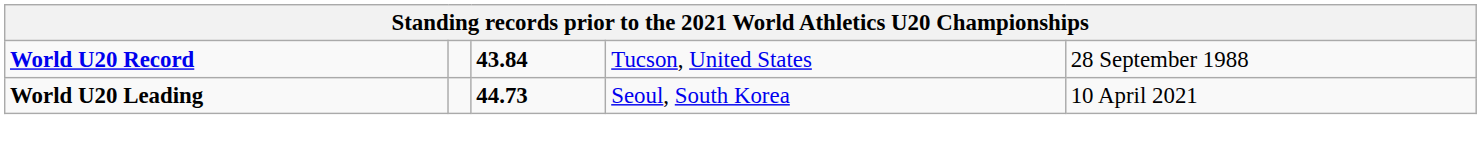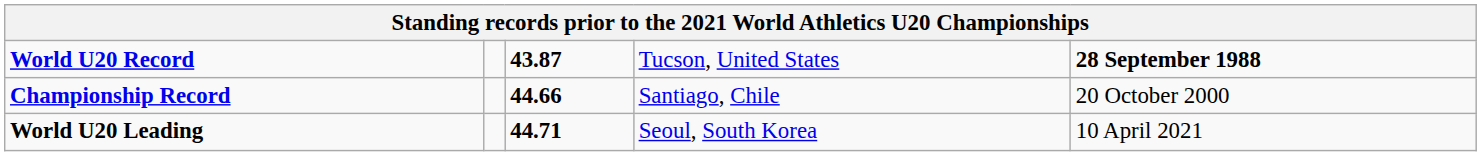(502, 58) 43.84 -> (536, 58) 43.87
(1160, 58) normal -> (1168, 58) bold
+ row: (120, 95)
(502, 95) 44.73 -> (536, 131) 44.71
